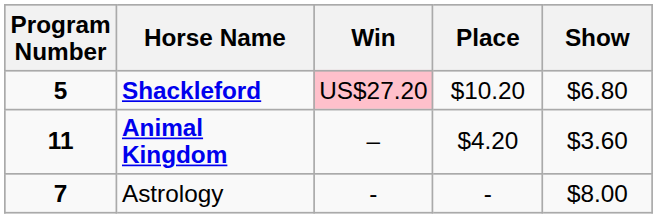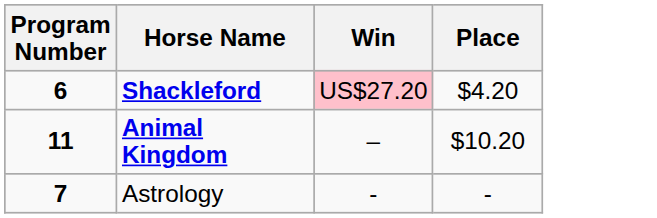- column: (597, 38)
(61, 90) 5 -> (61, 90) 6
(488, 90) $10.20 -> (488, 90) $4.20
(488, 142) $4.20 -> (488, 142) $10.20
